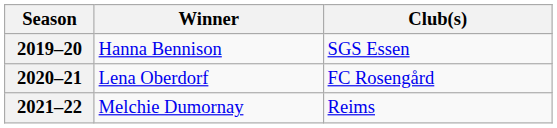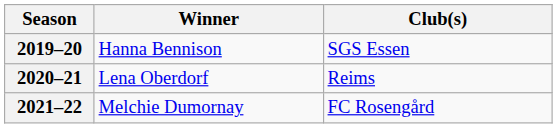(381, 78) FC Rosengård -> (351, 78) Reims
(351, 107) Reims -> (381, 107) FC Rosengård
